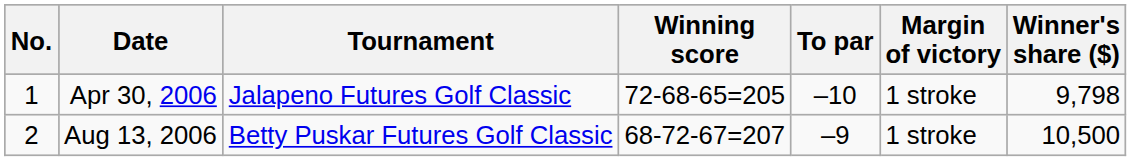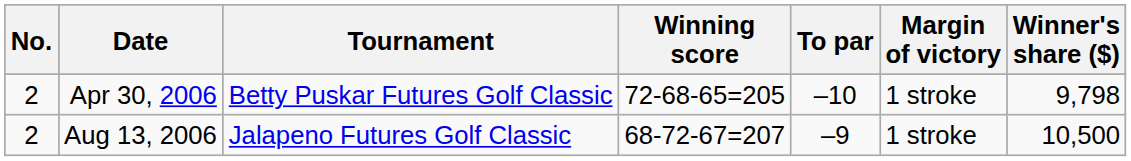(31, 95) 1 -> (31, 95) 2
(400, 95) Jalapeno Futures Golf Classic -> (421, 95) Betty Puskar Futures Golf Classic
(421, 135) Betty Puskar Futures Golf Classic -> (400, 135) Jalapeno Futures Golf Classic
